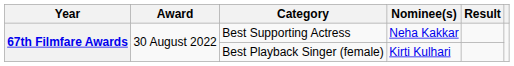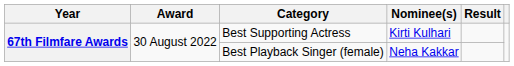(424, 33) Neha Kakkar -> (420, 33) Kirti Kulhari
(420, 52) Kirti Kulhari -> (424, 52) Neha Kakkar
